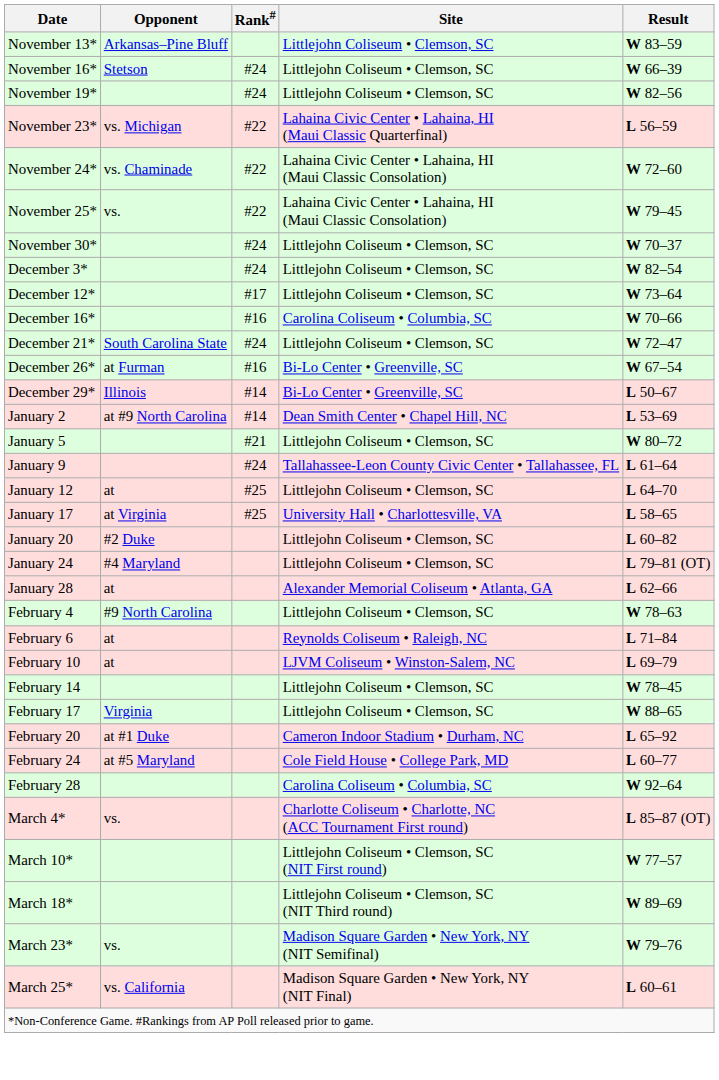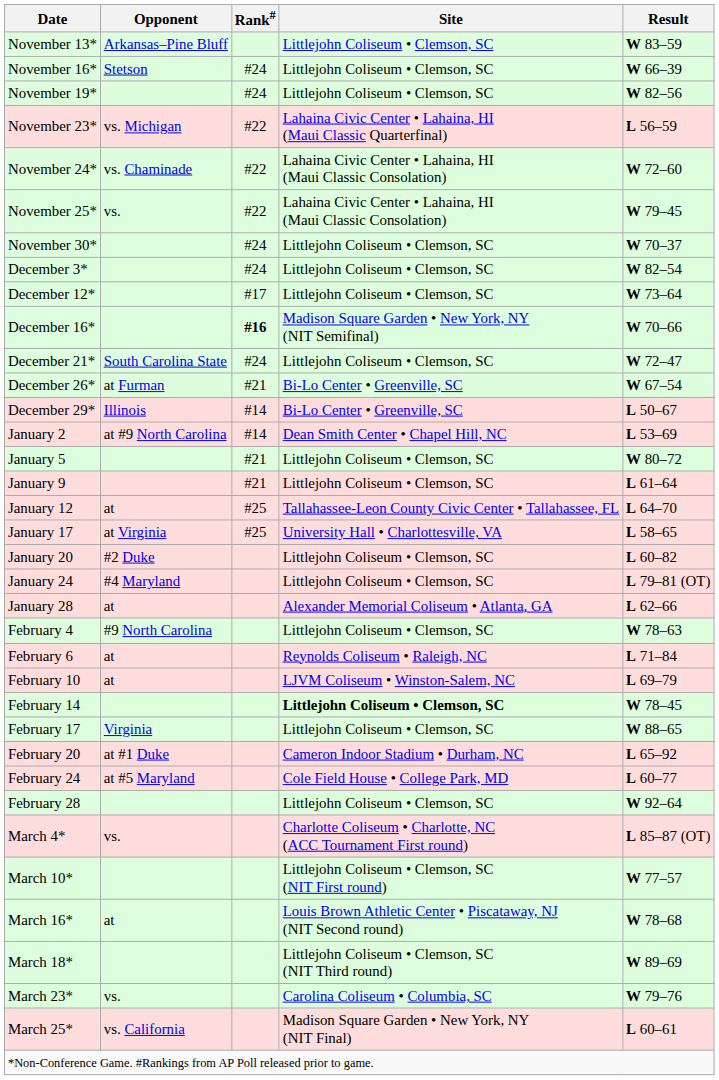(255, 318) normal -> (255, 327) bold
(387, 318) Carolina Coliseum • Columbia, SC -> (406, 327) Madison Square Garden • New York, NY (NIT Semifinal)
(255, 367) #16 -> (255, 385) #21
(255, 465) #24 -> (255, 483) #21
(451, 465) Tallahassee-Leon County Civic Center • Tallahassee, FL -> (388, 483) Littlejohn Coliseum • Clemson, SC
(388, 490) Littlejohn Coliseum • Clemson, SC -> (451, 508) Tallahassee-Leon County Civic Center • Tallahassee, FL
(388, 686) normal -> (393, 704) bold
(387, 785) Carolina Coliseum • Columbia, SC -> (388, 802) Littlejohn Coliseum • Clemson, SC
+ row: (40, 920)
(406, 945) Madison Square Garden • New York, NY (NIT Semifinal) -> (387, 996) Carolina Coliseum • Columbia, SC
